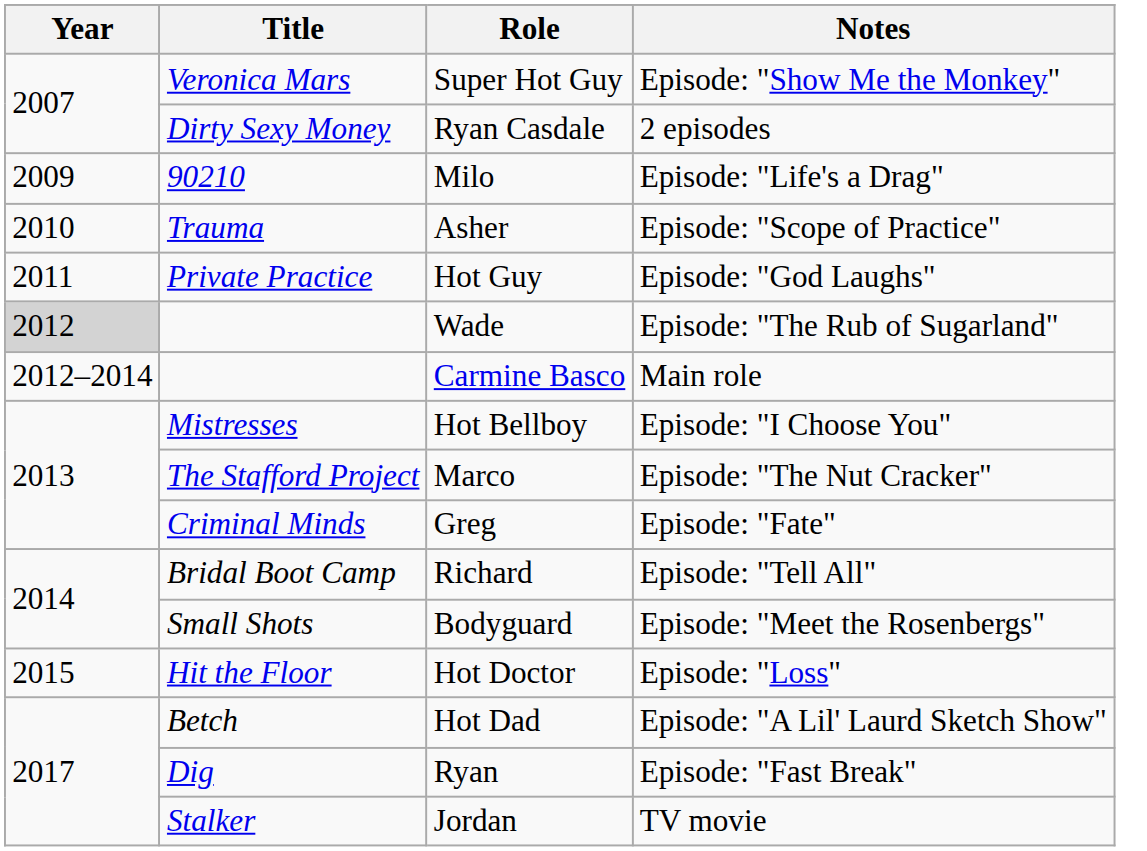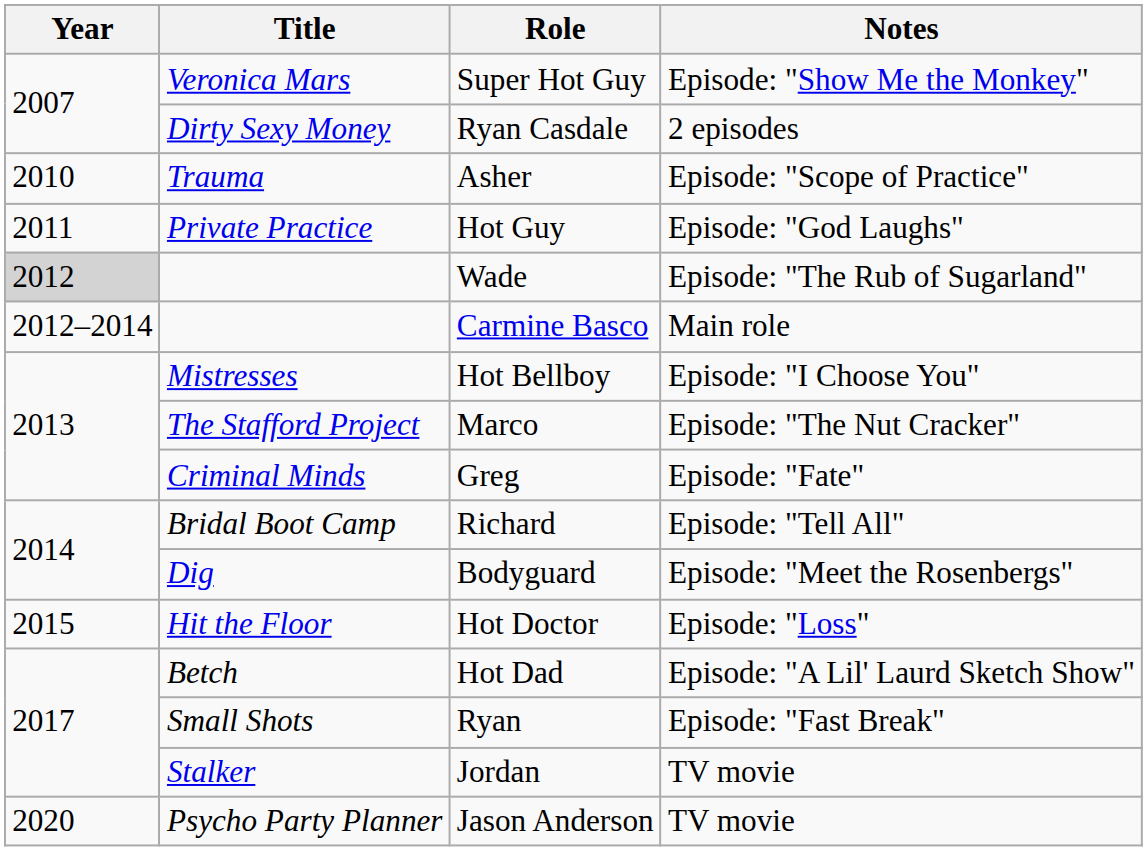- row: (464, 177)
(240, 623) Small Shots -> (190, 573) Dig
(190, 771) Dig -> (240, 721) Small Shots
+ row: (555, 820)
